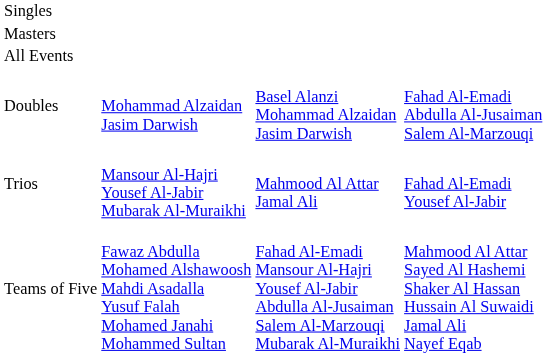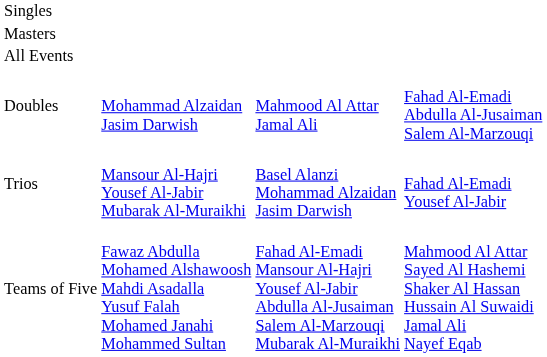(326, 115) Basel Alanzi Mohammad Alzaidan Jasim Darwish -> (317, 115) Mahmood Al Attar Jamal Ali
(317, 192) Mahmood Al Attar Jamal Ali -> (326, 192) Basel Alanzi Mohammad Alzaidan Jasim Darwish
